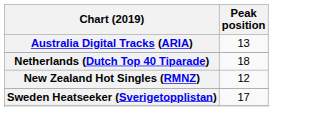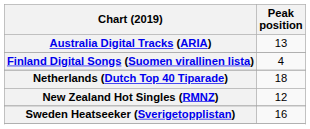+ row: (130, 61)
(244, 97) 17 -> (281, 114) 16
